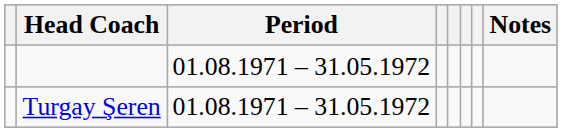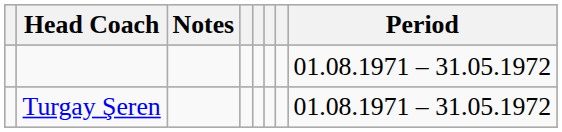columns swapped: (301, 24) <-> (520, 24)
